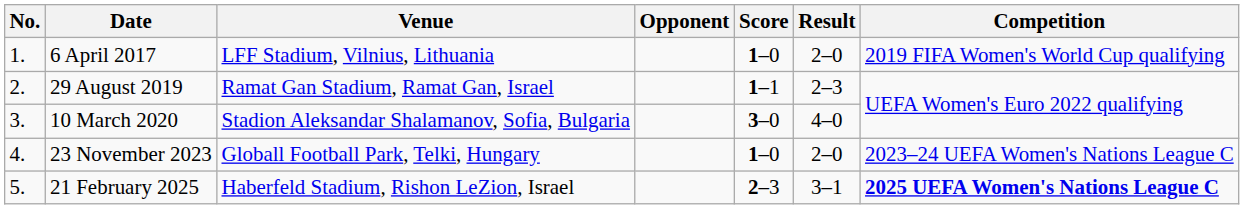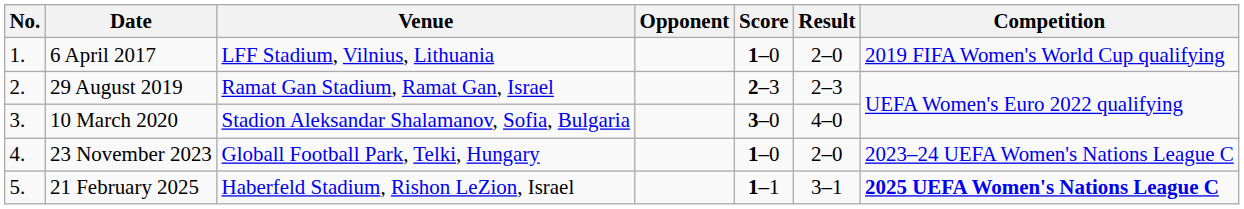(764, 87) 1–1 -> (764, 87) 2–3
(764, 187) 2–3 -> (764, 187) 1–1
